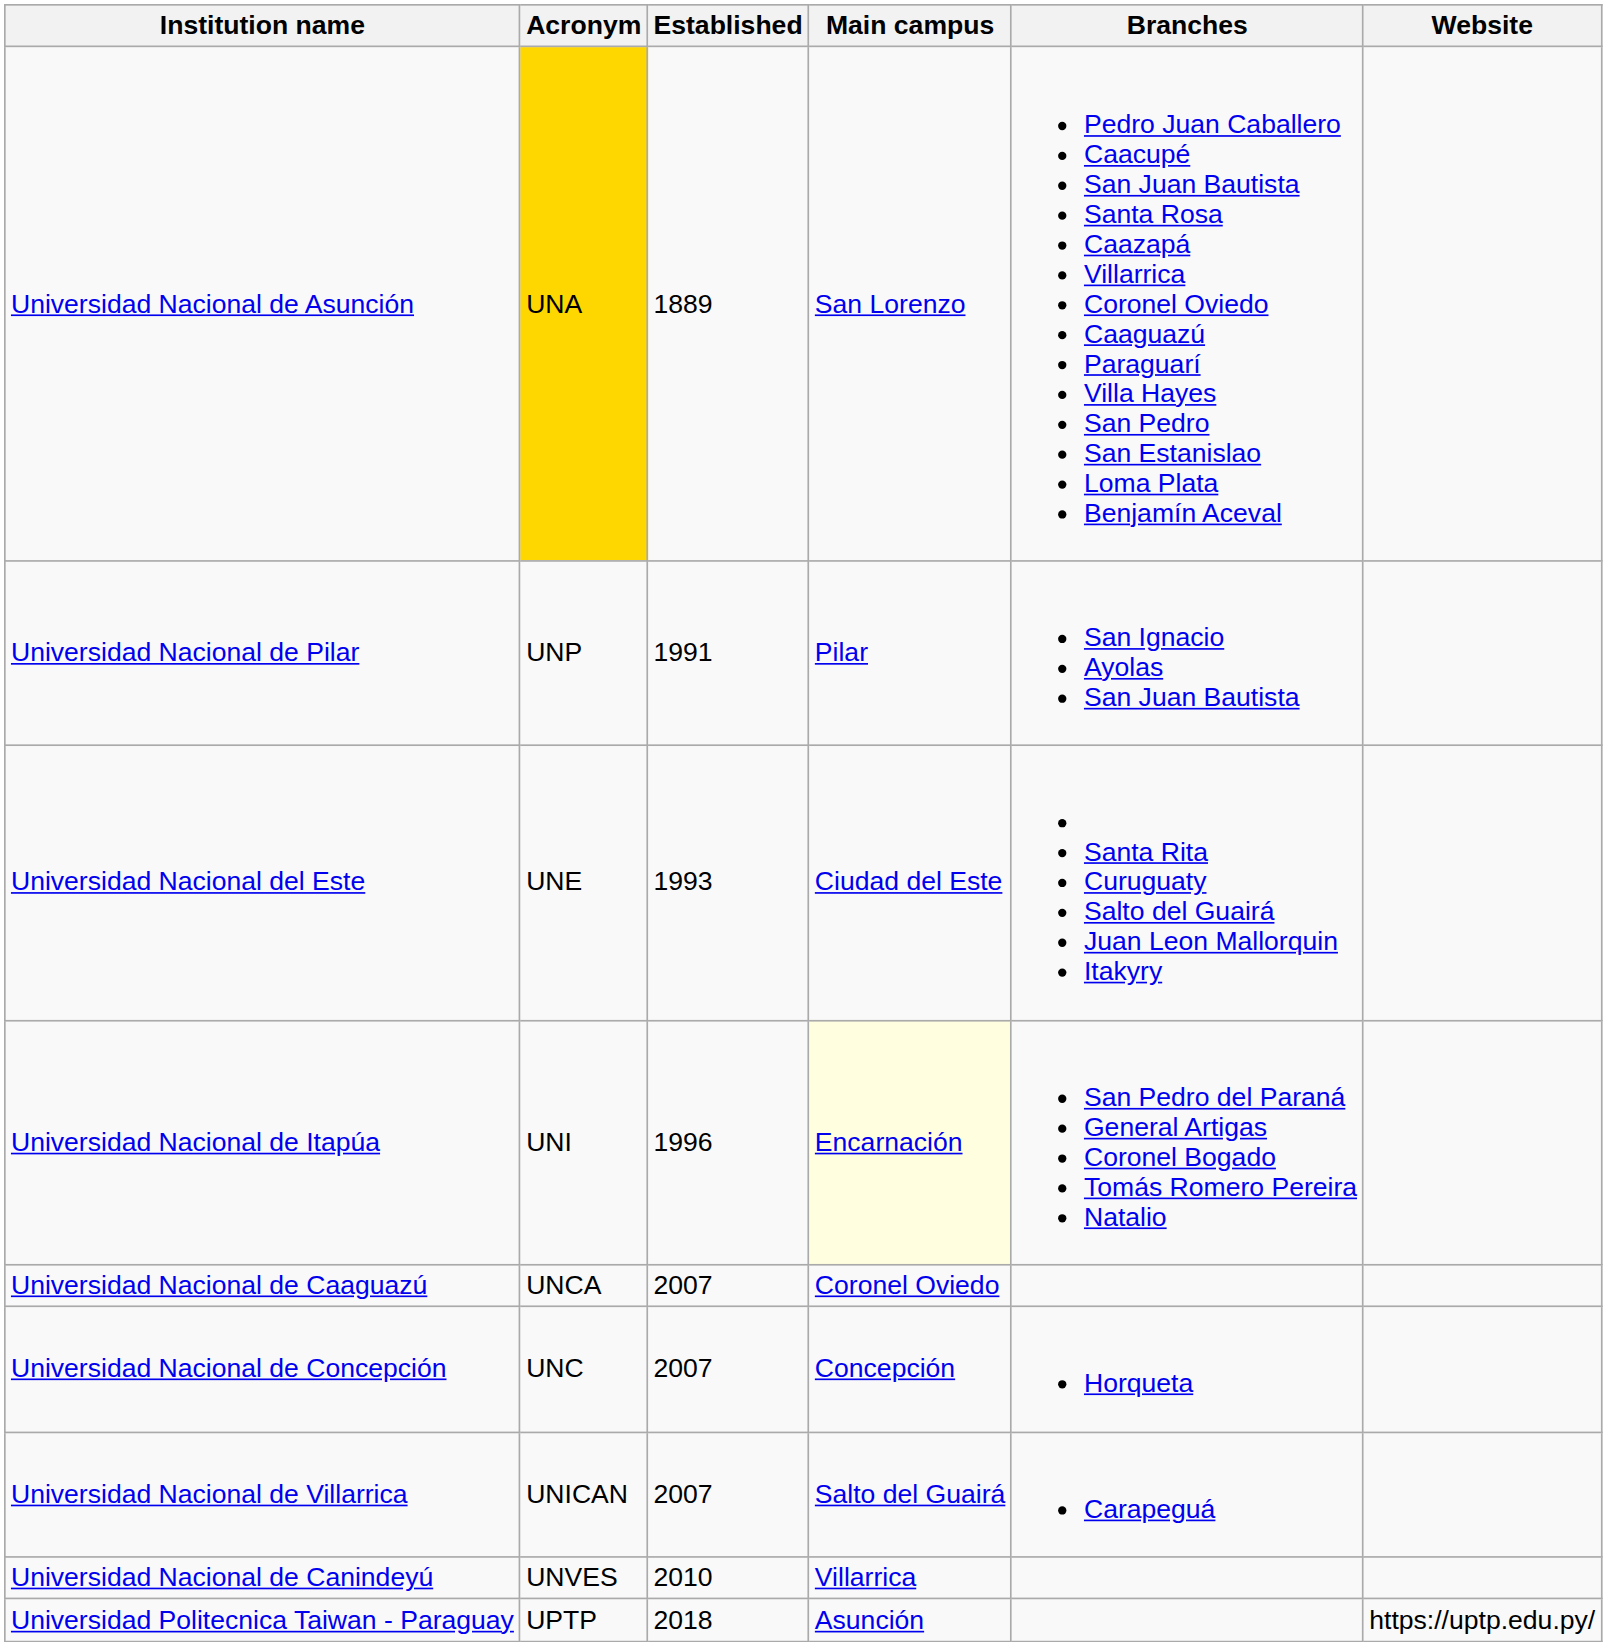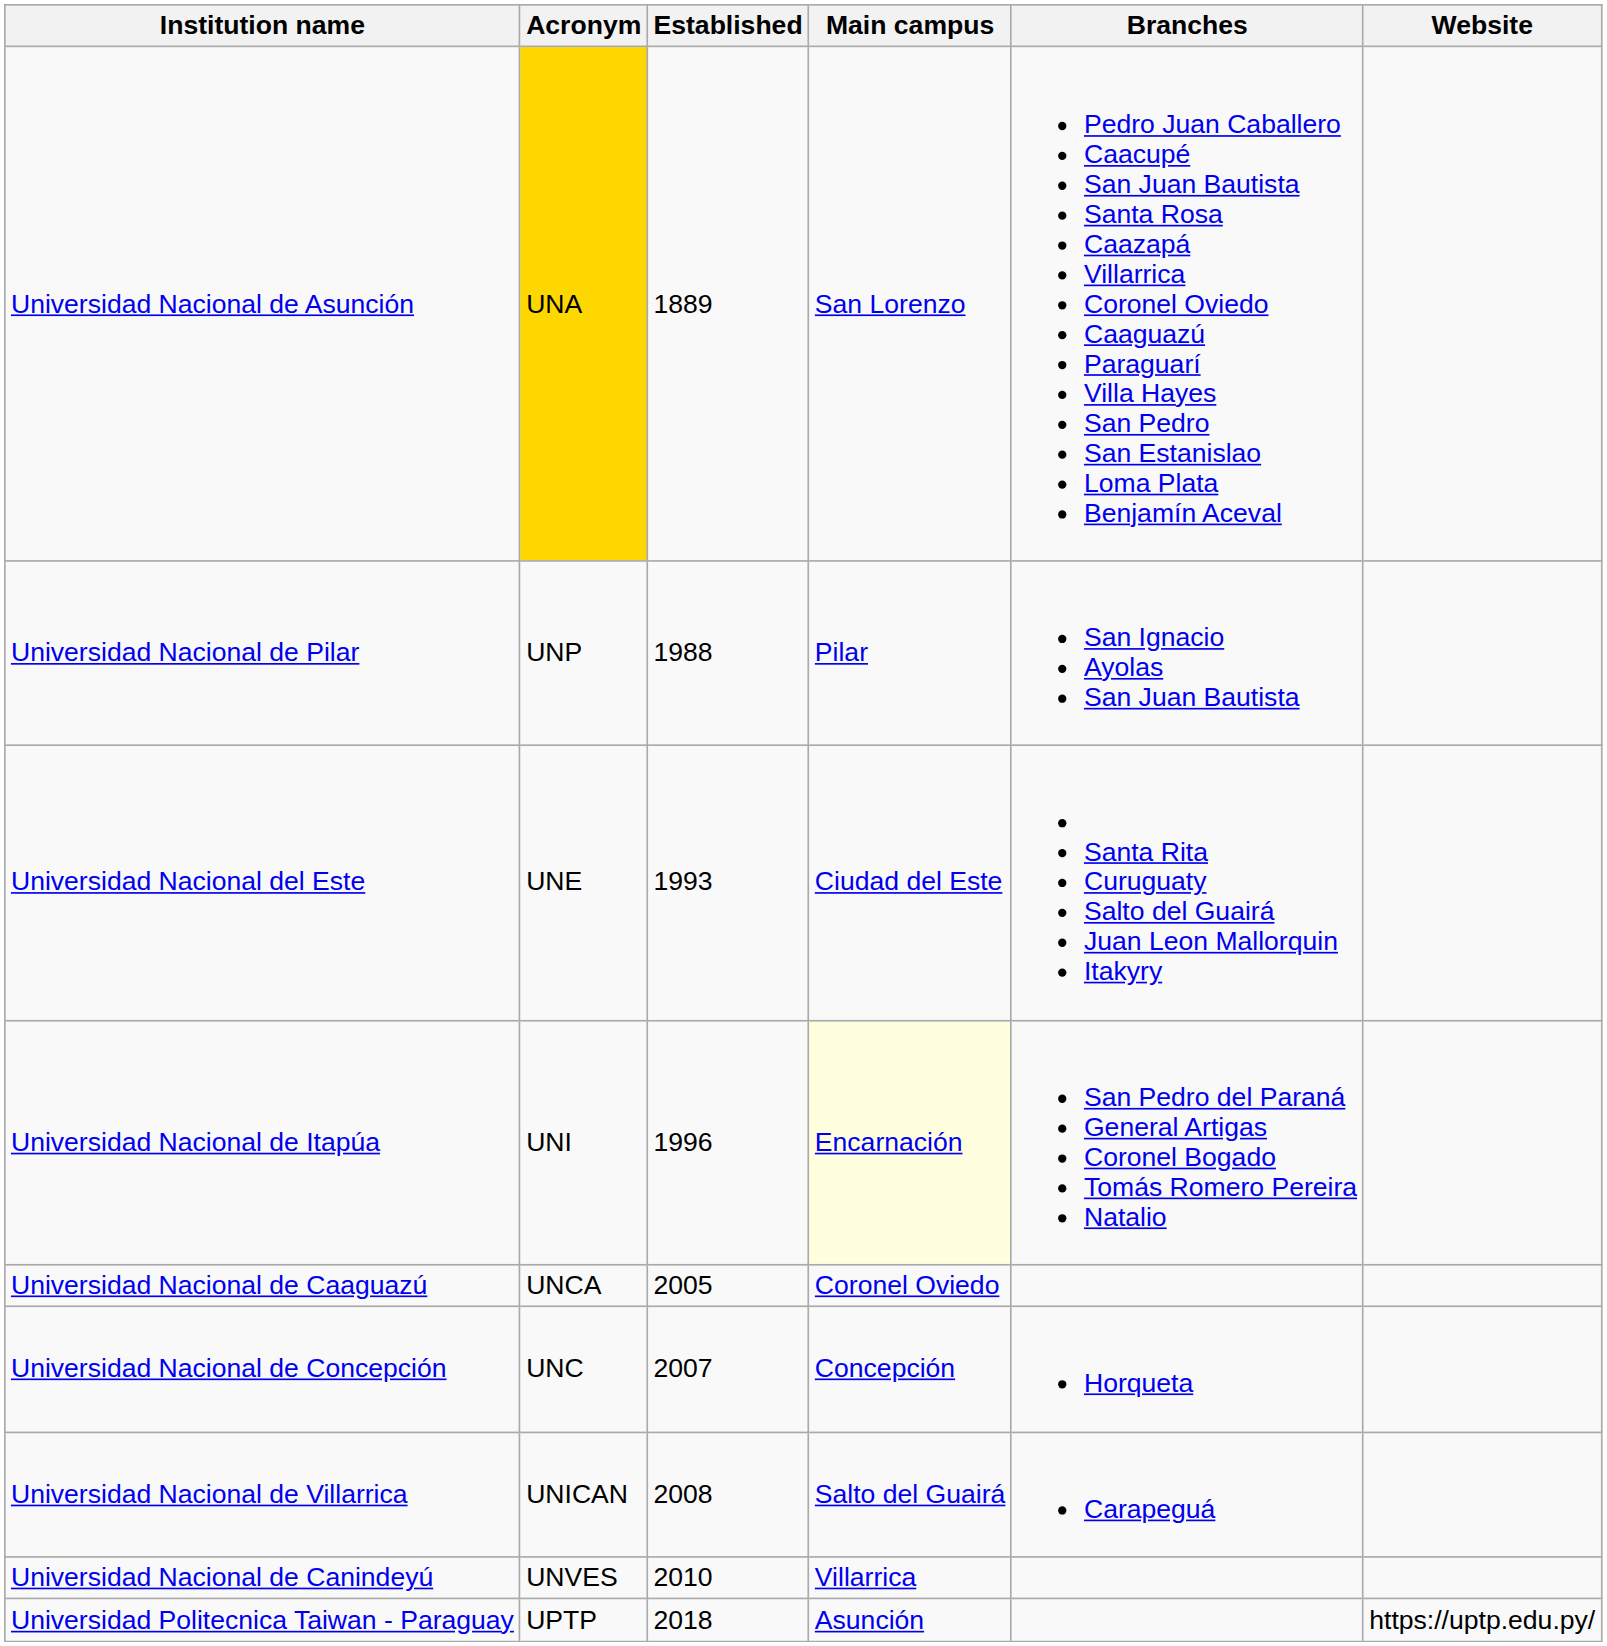(683, 652) 1991 -> (683, 652) 1988
(683, 1285) 2007 -> (683, 1285) 2005
(683, 1494) 2007 -> (683, 1494) 2008
